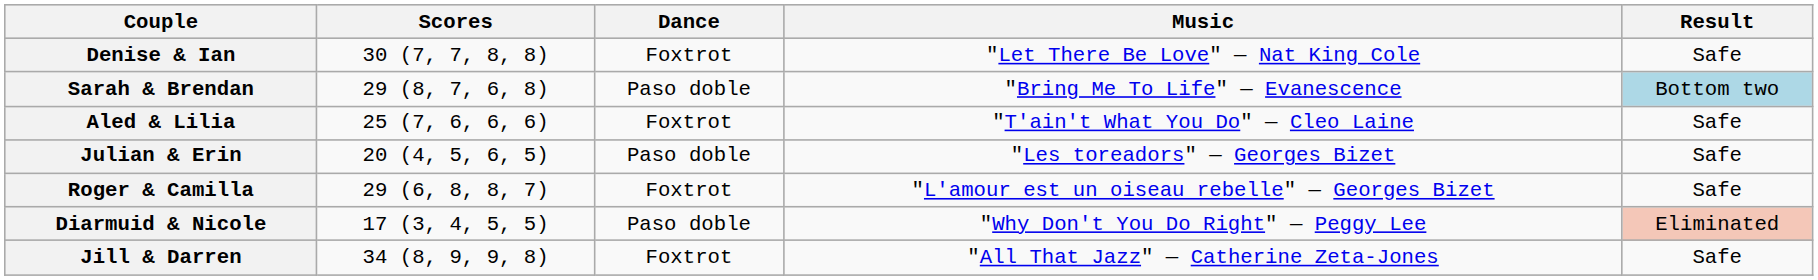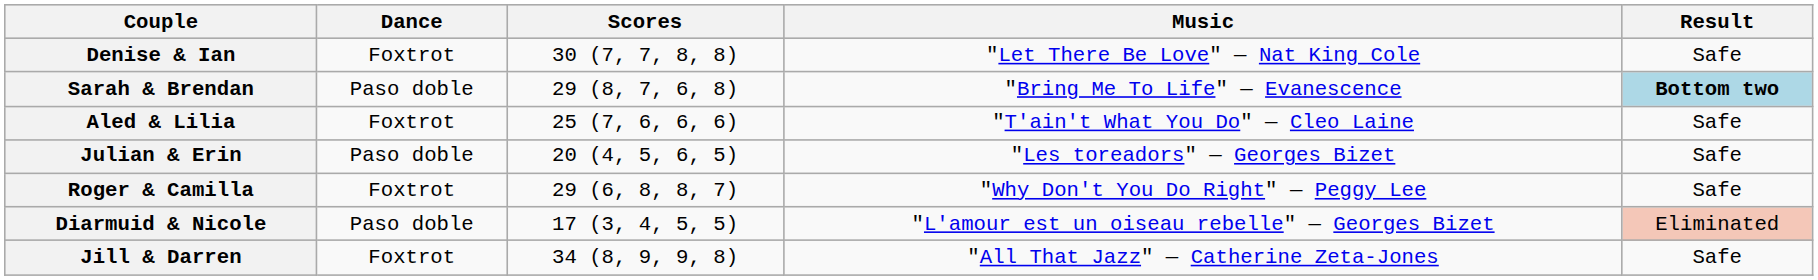columns swapped: (456, 22) <-> (689, 22)
(1717, 89) normal -> (1717, 89) bold
(1203, 190) "L'amour est un oiseau rebelle" — Georges Bizet -> (1203, 190) "Why Don't You Do Right" — Peggy Lee
(1203, 224) "Why Don't You Do Right" — Peggy Lee -> (1203, 224) "L'amour est un oiseau rebelle" — Georges Bizet
